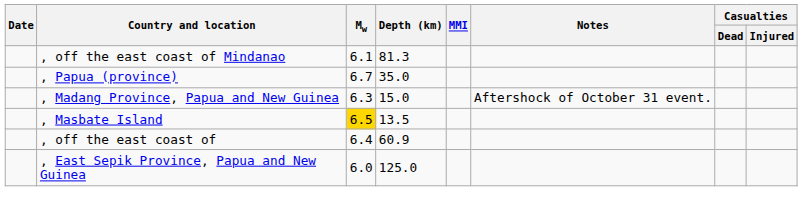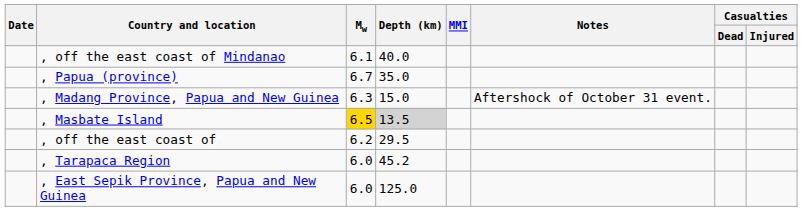(394, 56) 81.3 -> (394, 56) 40.0
(394, 119) no background -> (394, 119) lightgrey background
(361, 139) 6.4 -> (361, 139) 6.2
(394, 139) 60.9 -> (394, 139) 29.5
+ row: (105, 160)
